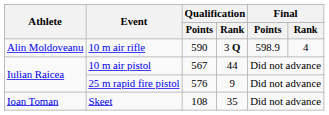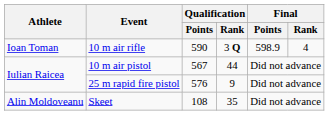(45, 48) Alin Moldoveanu -> (33, 48) Ioan Toman
(33, 101) Ioan Toman -> (45, 101) Alin Moldoveanu
